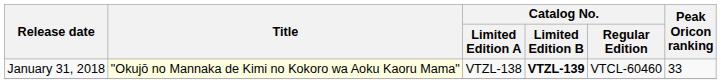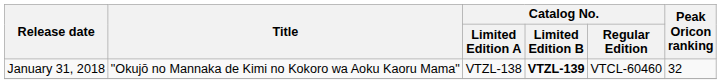(285, 68) lightyellow background -> (285, 68) no background
(675, 68) 33 -> (675, 68) 32
